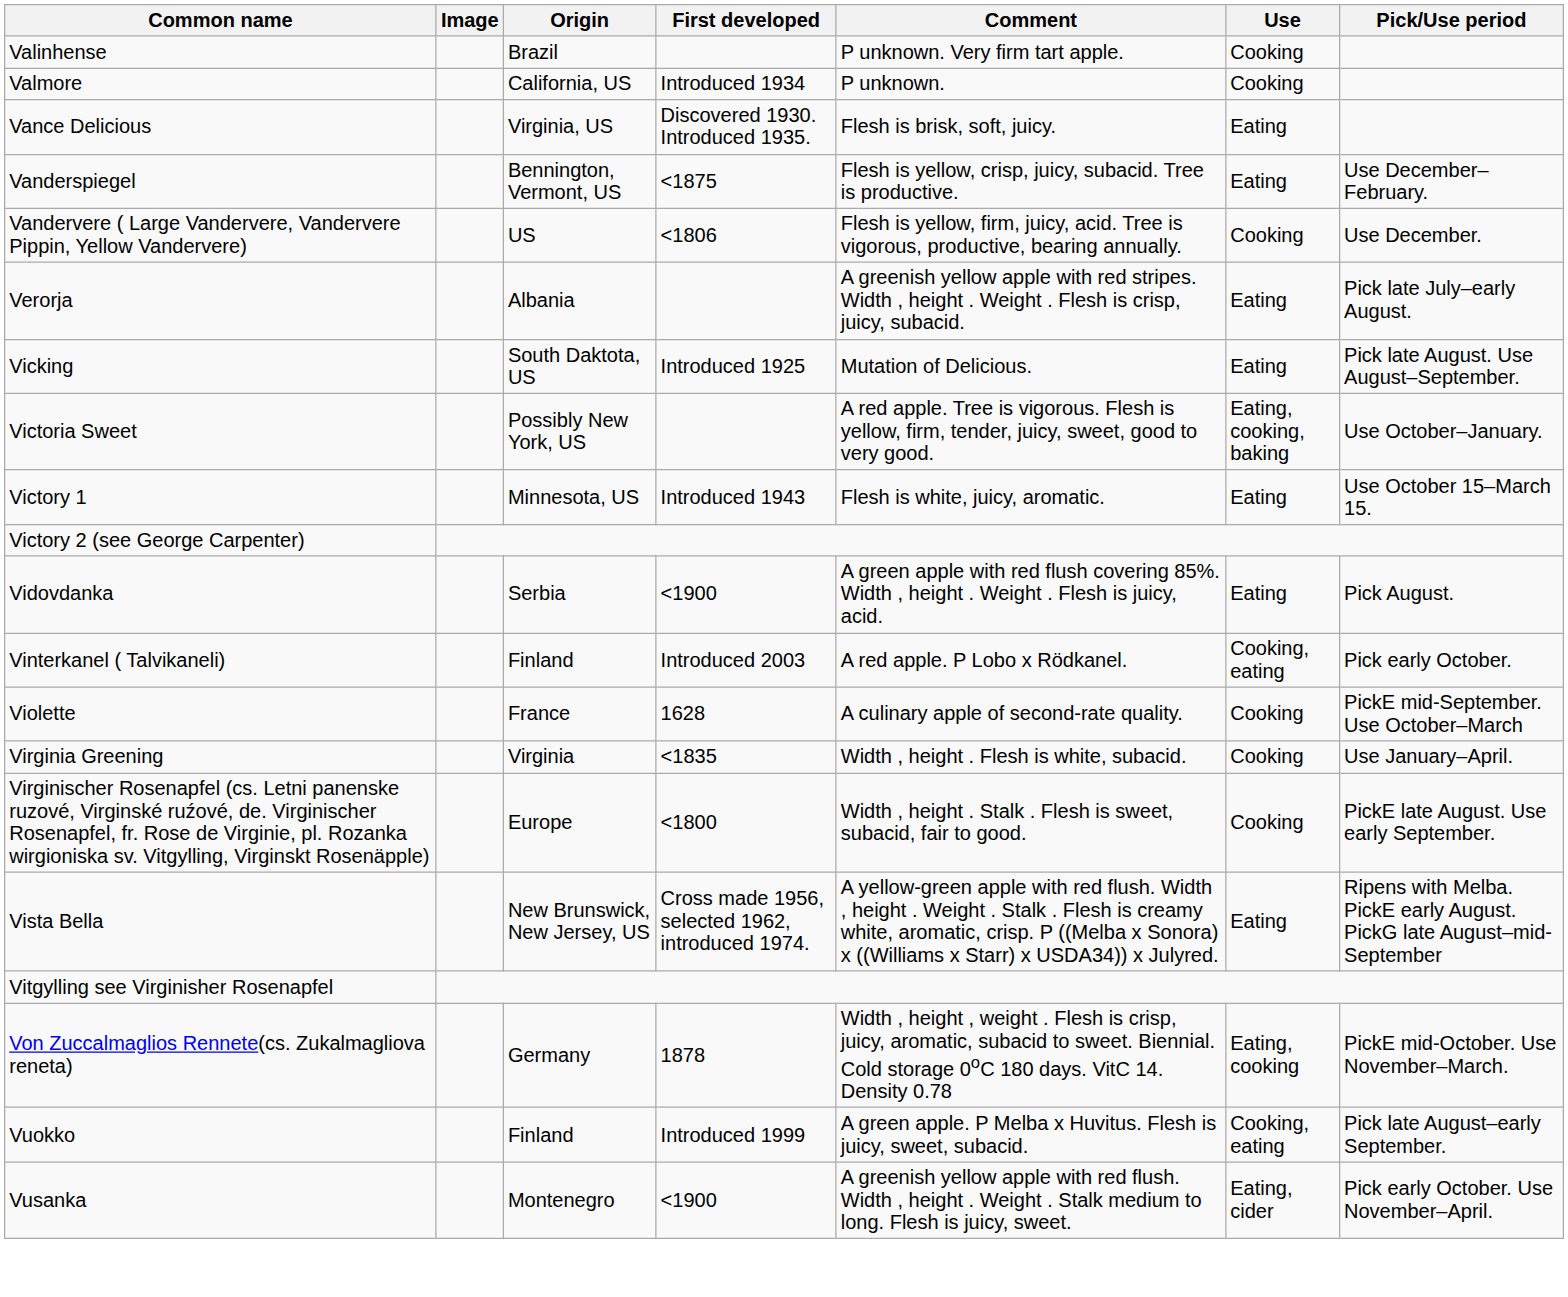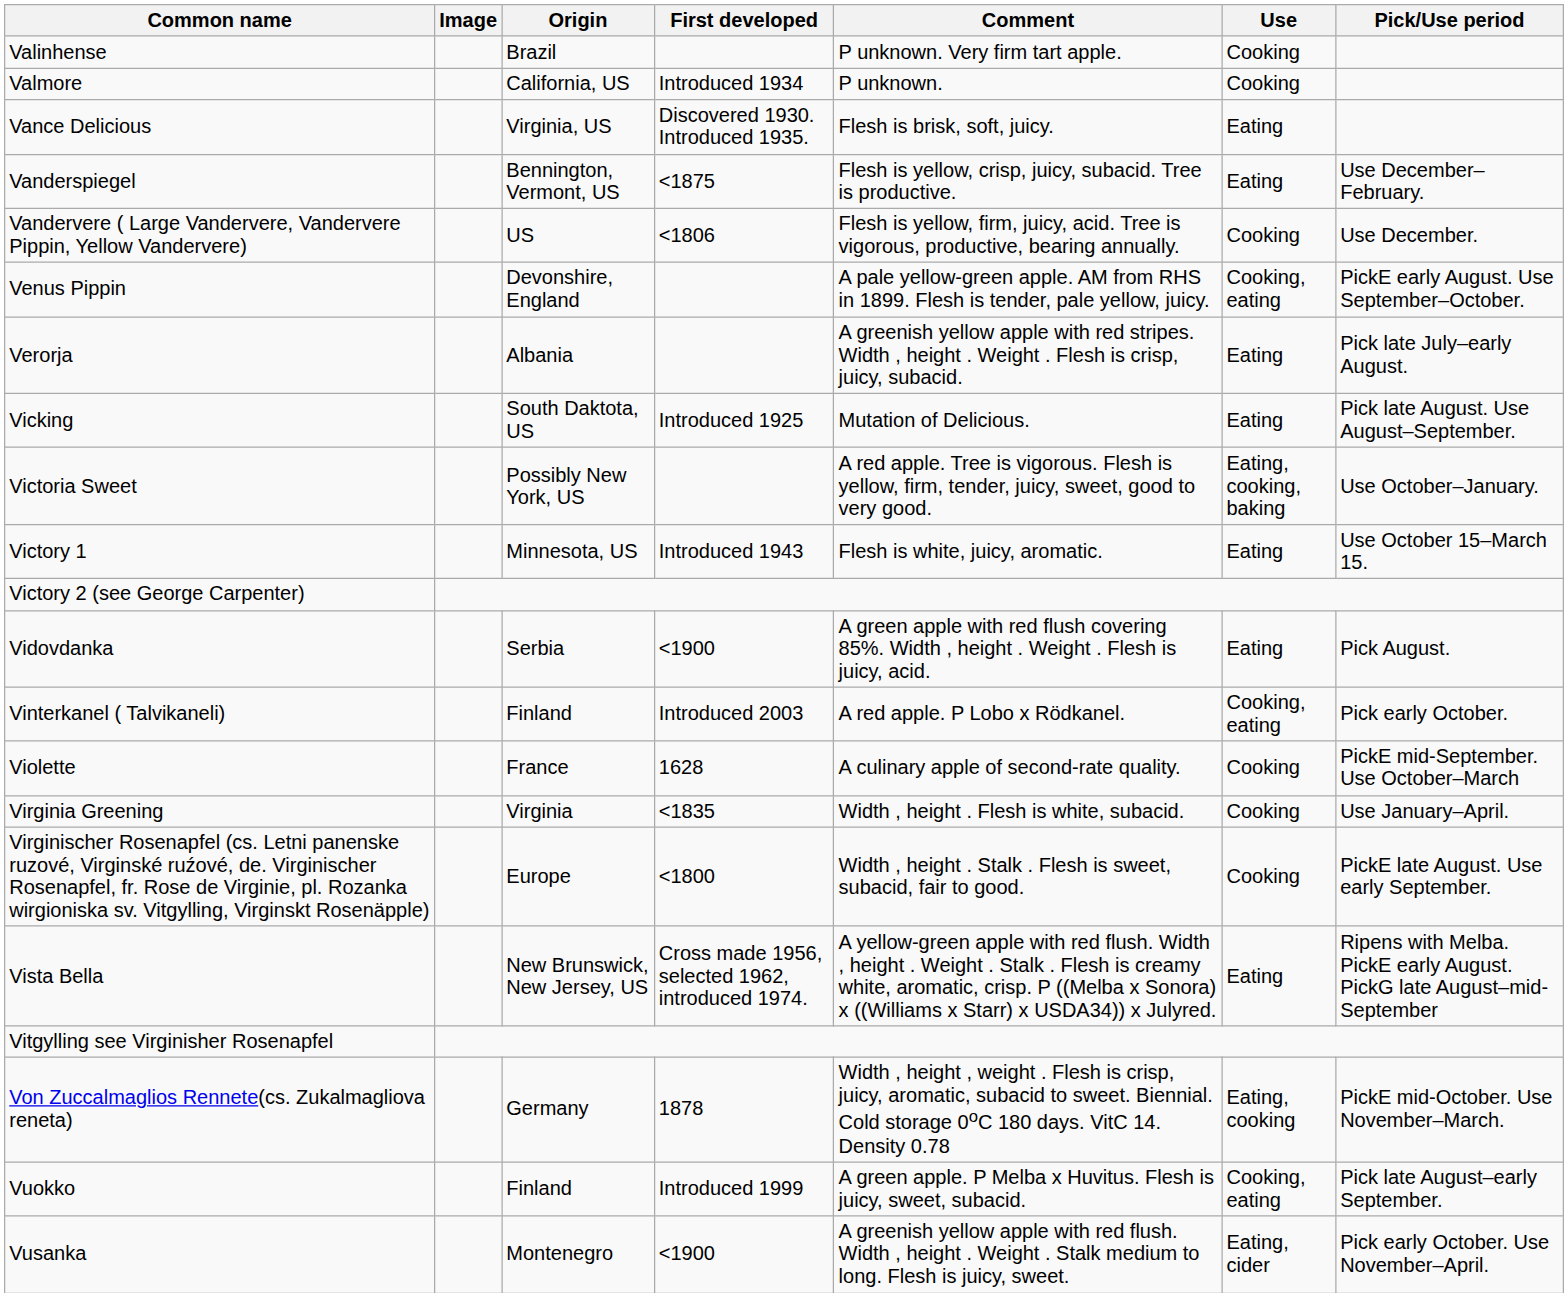+ row: (68, 289)
